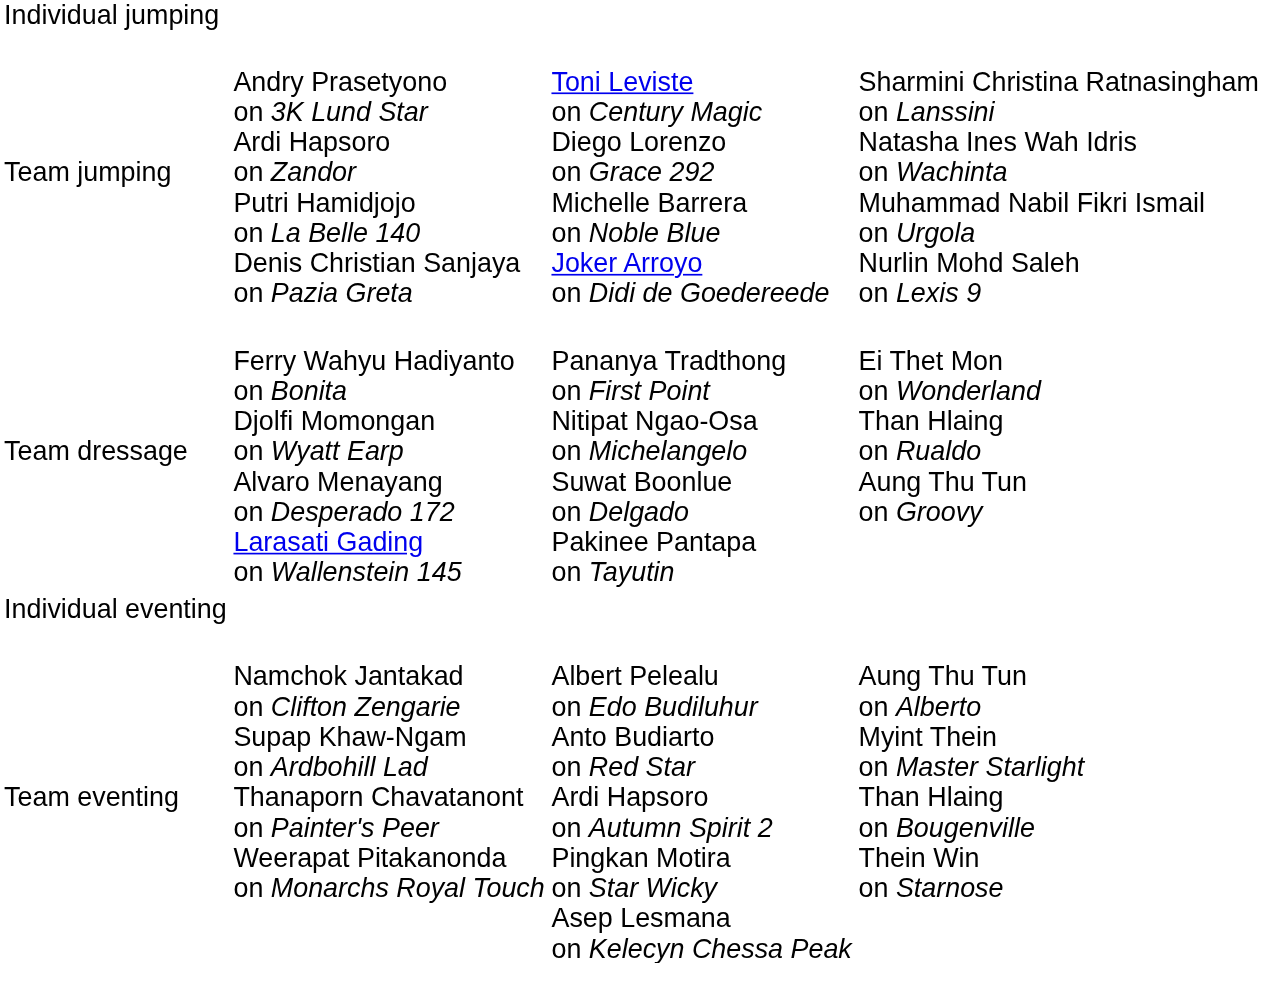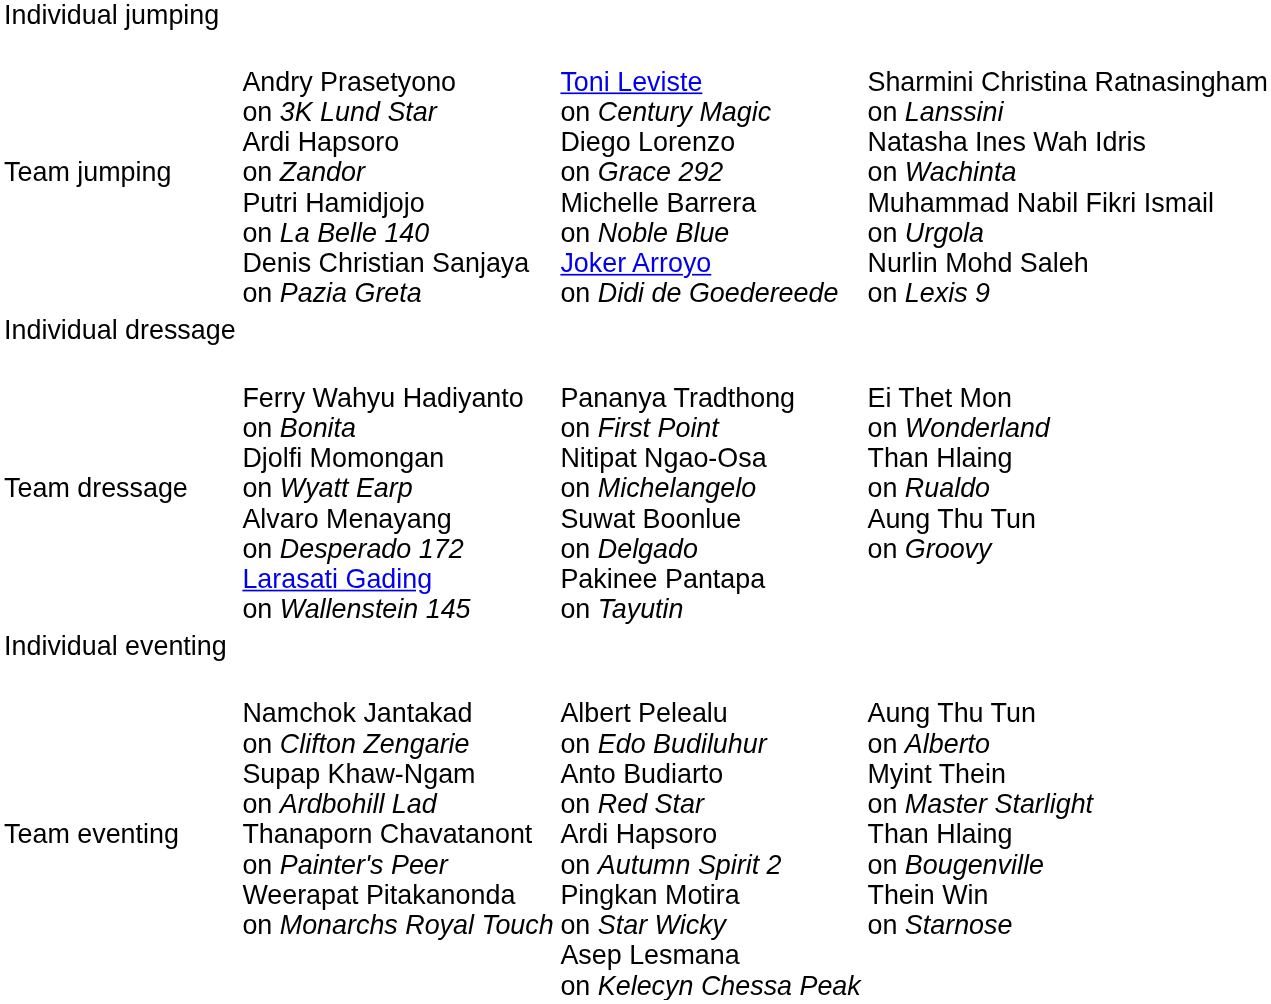+ row: (120, 330)
